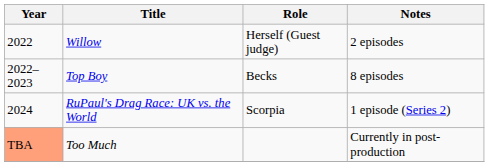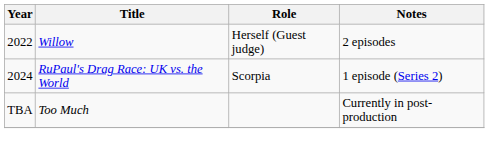- row: (87, 75)
(20, 144) lightsalmon background -> (20, 110) no background
